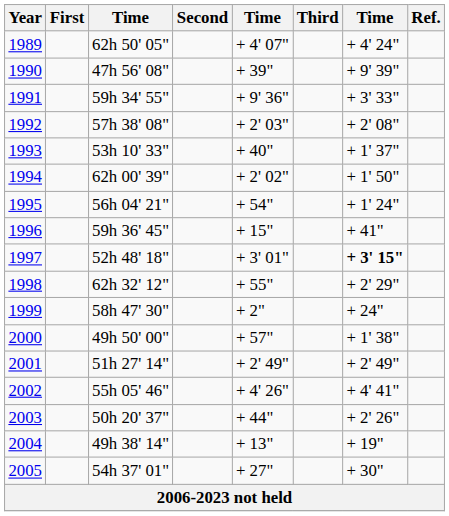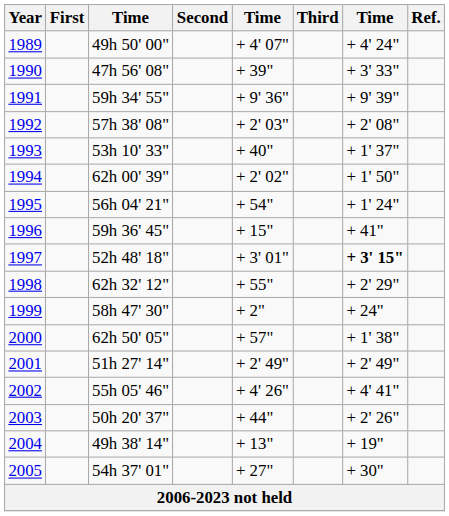(131, 44) 62h 50' 05" -> (131, 44) 49h 50' 00"
(373, 71) + 9' 39" -> (373, 71) + 3' 33"
(373, 97) + 3' 33" -> (373, 97) + 9' 39"
(131, 337) 49h 50' 00" -> (131, 337) 62h 50' 05"
